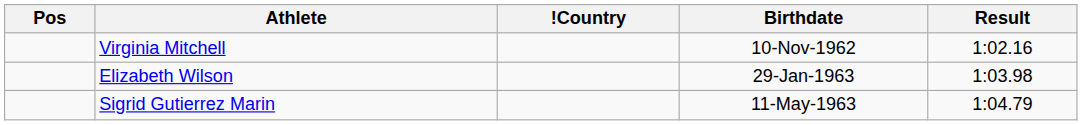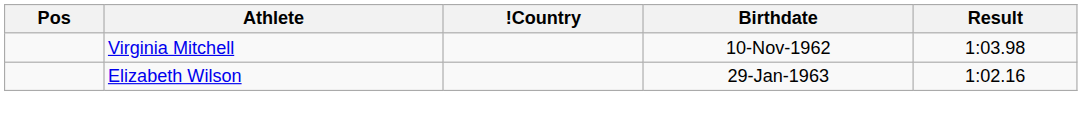(1002, 47) 1:02.16 -> (995, 47) 1:03.98
(1002, 76) 1:03.98 -> (995, 76) 1:02.16
- row: (187, 104)
